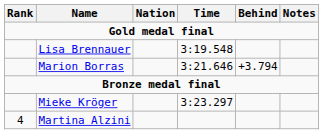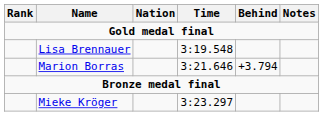- row: (85, 120)
